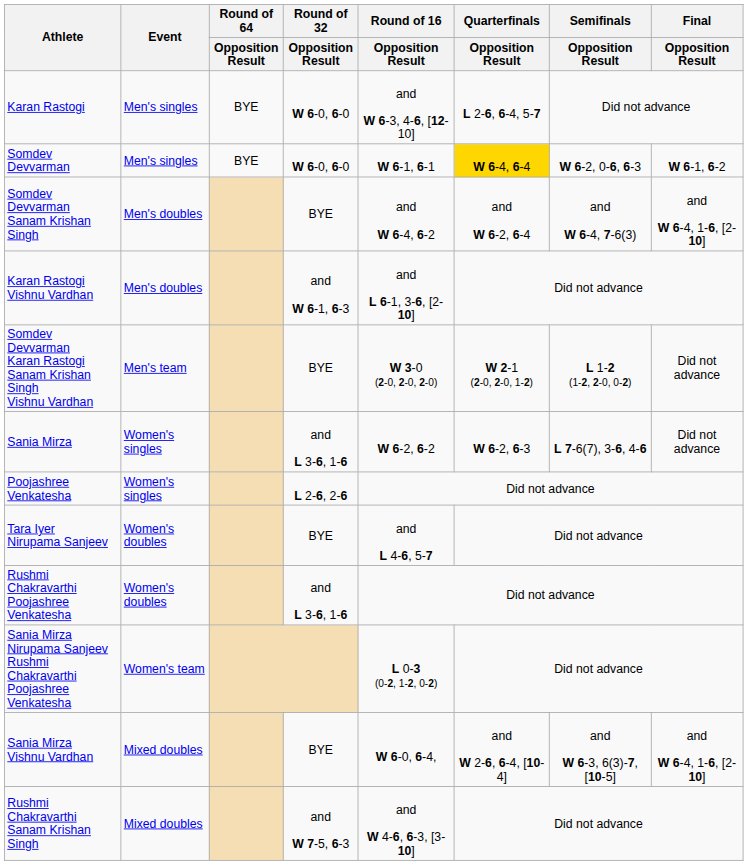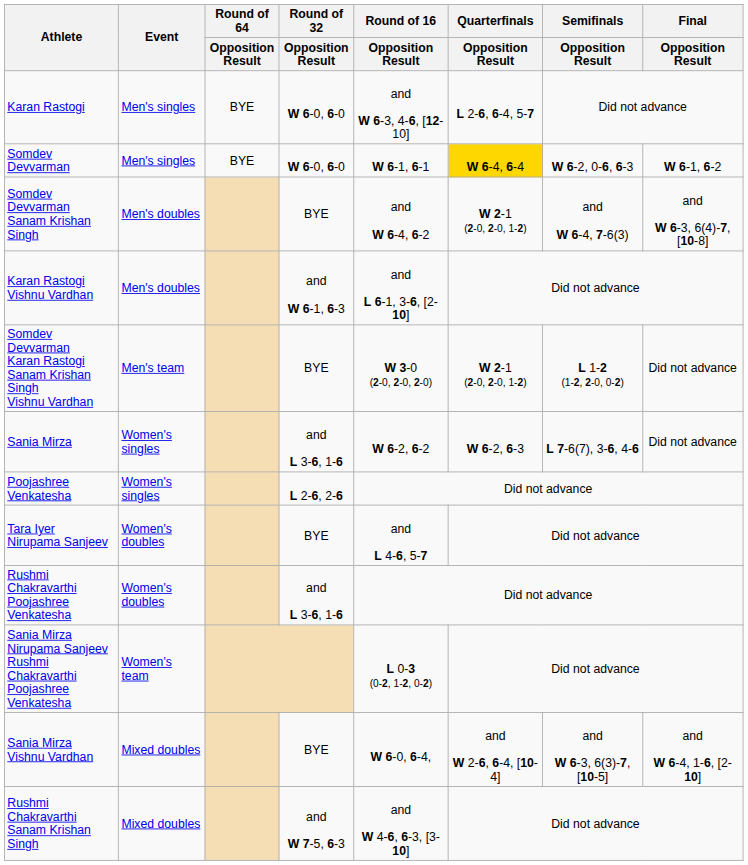(502, 221) and W 6-2, 6-4 -> (495, 221) W 2-1 (2-0, 2-0, 1-2)
(697, 221) and W 6-4, 1-6, [2-10] -> (693, 221) and W 6-3, 6(4)-7, [10-8]
